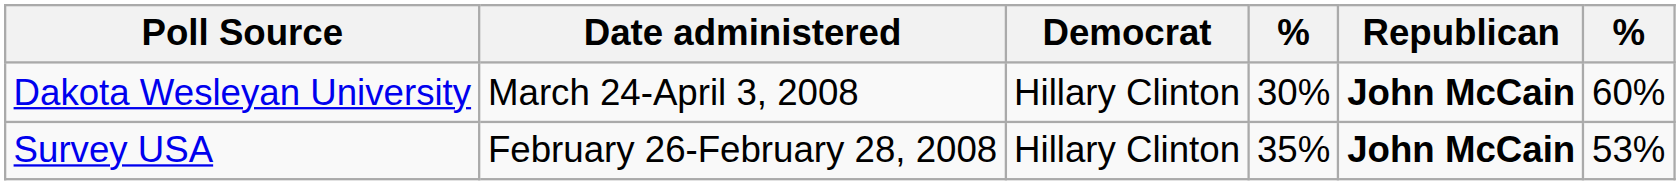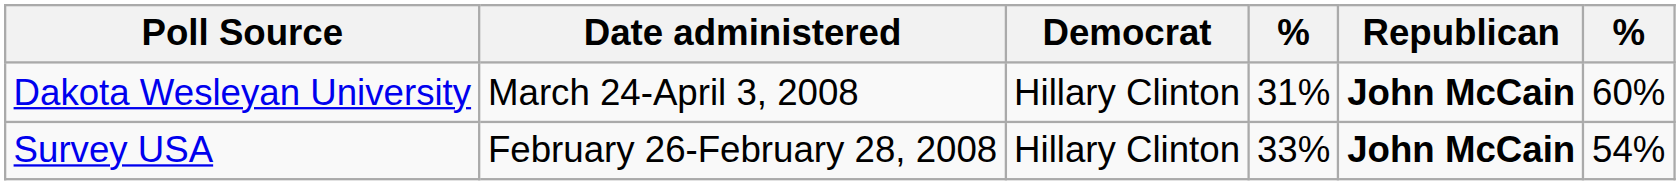(1294, 91) 30% -> (1294, 91) 31%
(1294, 149) 35% -> (1294, 149) 33%
(1629, 149) 53% -> (1629, 149) 54%
